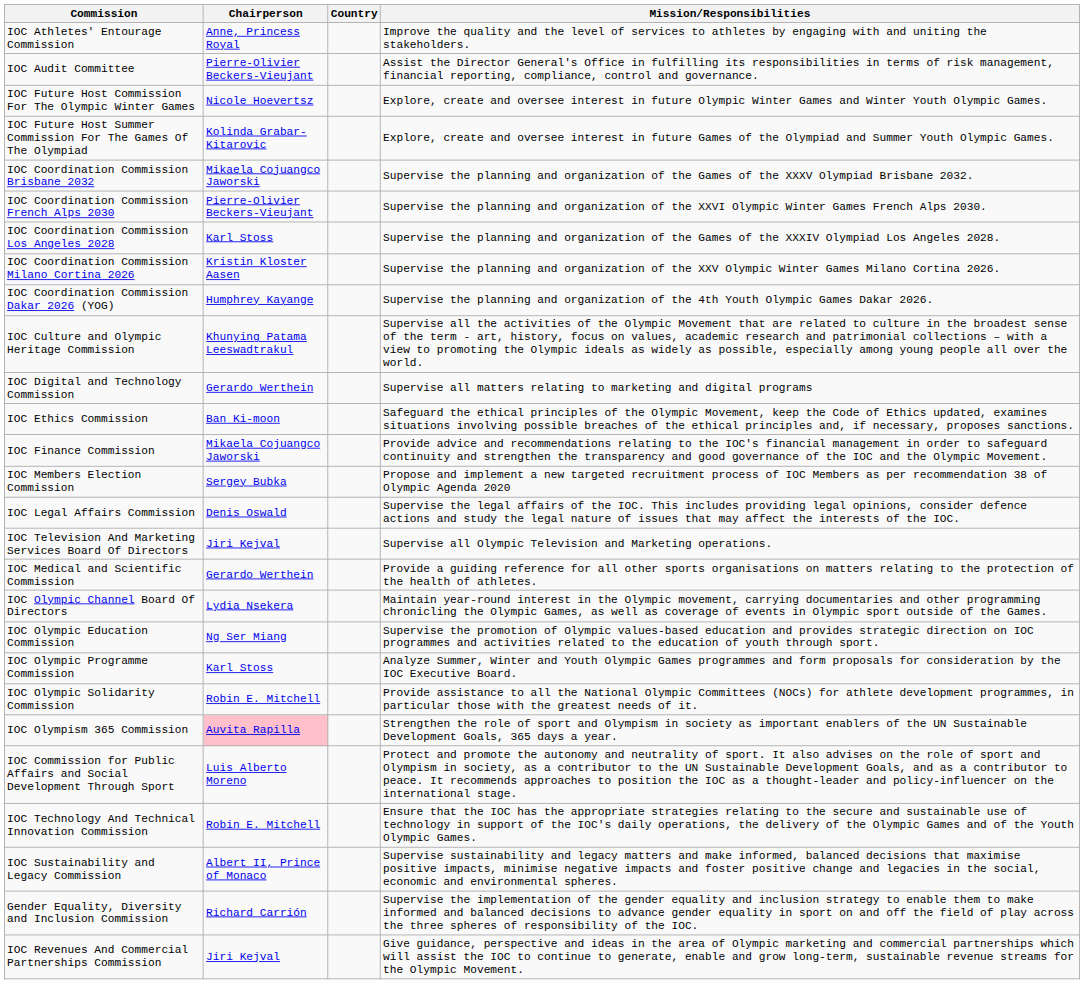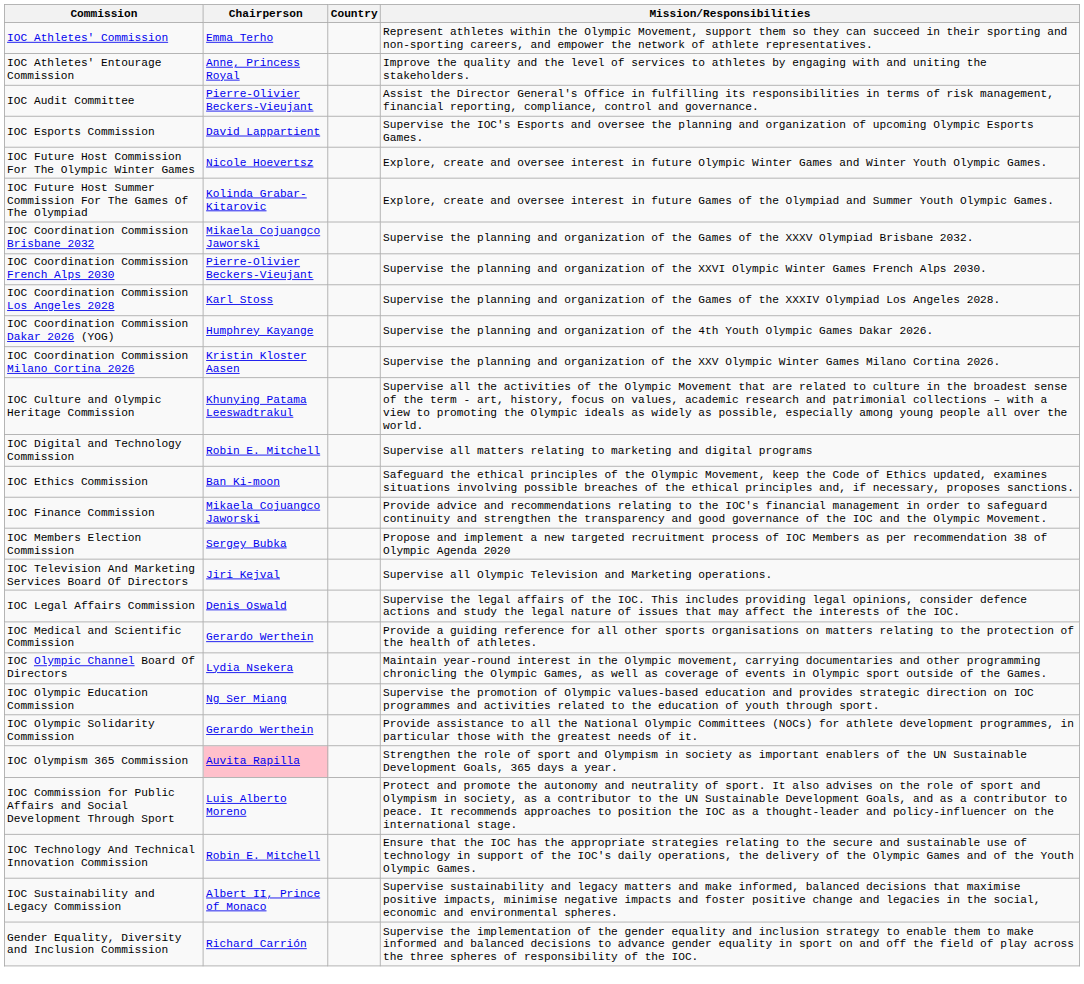+ row: (88, 38)
+ row: (81, 132)
rows swapped: (98, 300) <-> (98, 269)
(260, 388) Gerardo Werthein -> (263, 450) Robin E. Mitchell
rows swapped: (101, 513) <-> (101, 544)
- row: (78, 668)
(263, 699) Robin E. Mitchell -> (260, 730) Gerardo Werthein
- row: (98, 957)
